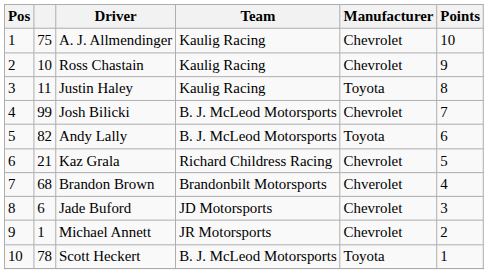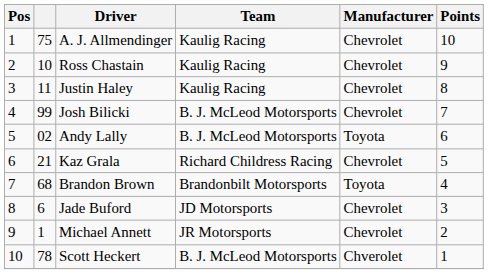(364, 88) Toyota -> (373, 88) Chevrolet
(45, 136) 82 -> (45, 136) 02
(373, 184) Chverolet -> (364, 184) Toyota
(364, 256) Toyota -> (373, 256) Chverolet
